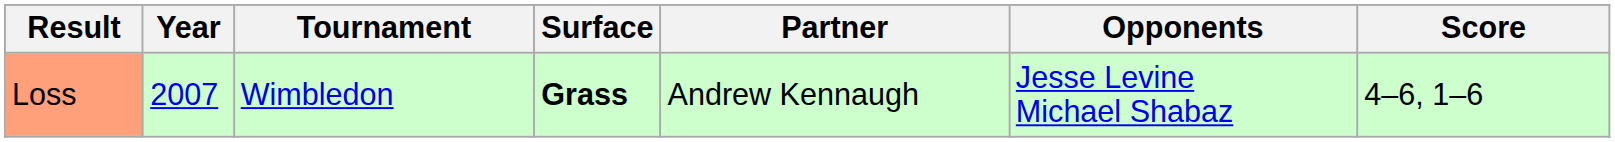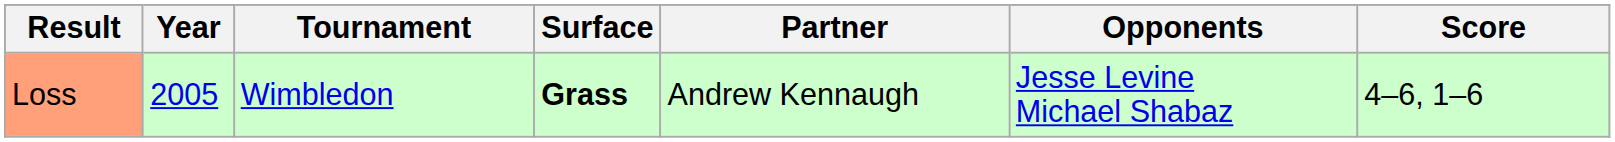(184, 94) 2007 -> (184, 94) 2005
